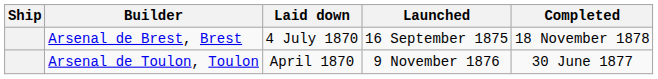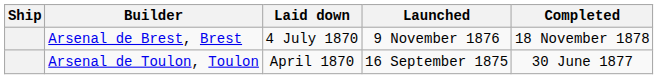(437, 39) 16 September 1875 -> (437, 39) 9 November 1876
(437, 62) 9 November 1876 -> (437, 62) 16 September 1875
